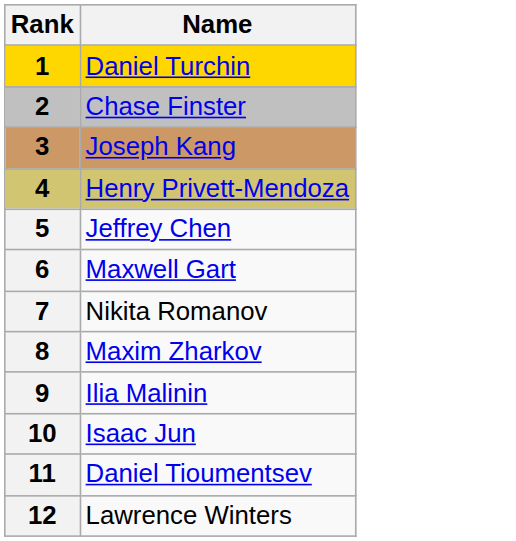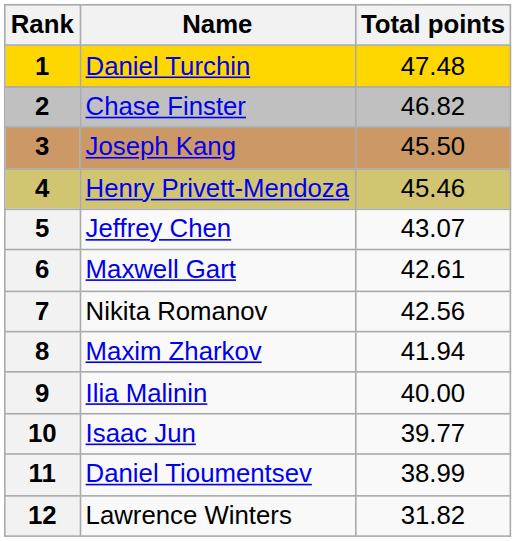+ column: (433, 24)
